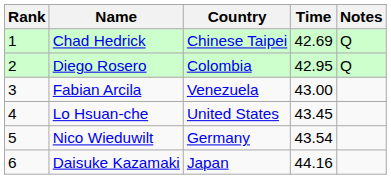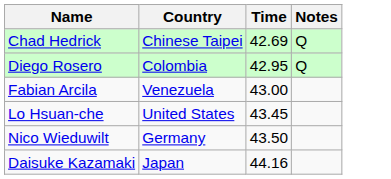- column: (27, 17)
(314, 138) 43.54 -> (269, 138) 43.50
